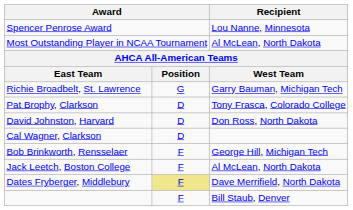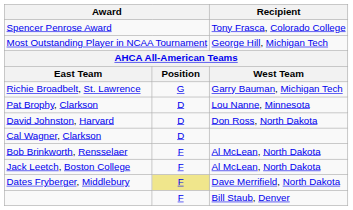(261, 27) Lou Nanne, Minnesota -> (279, 27) Tony Frasca, Colorado College
(266, 43) Al McLean, North Dakota -> (270, 43) George Hill, Michigan Tech
(279, 105) Tony Frasca, Colorado College -> (261, 105) Lou Nanne, Minnesota
(270, 151) George Hill, Michigan Tech -> (266, 151) Al McLean, North Dakota
